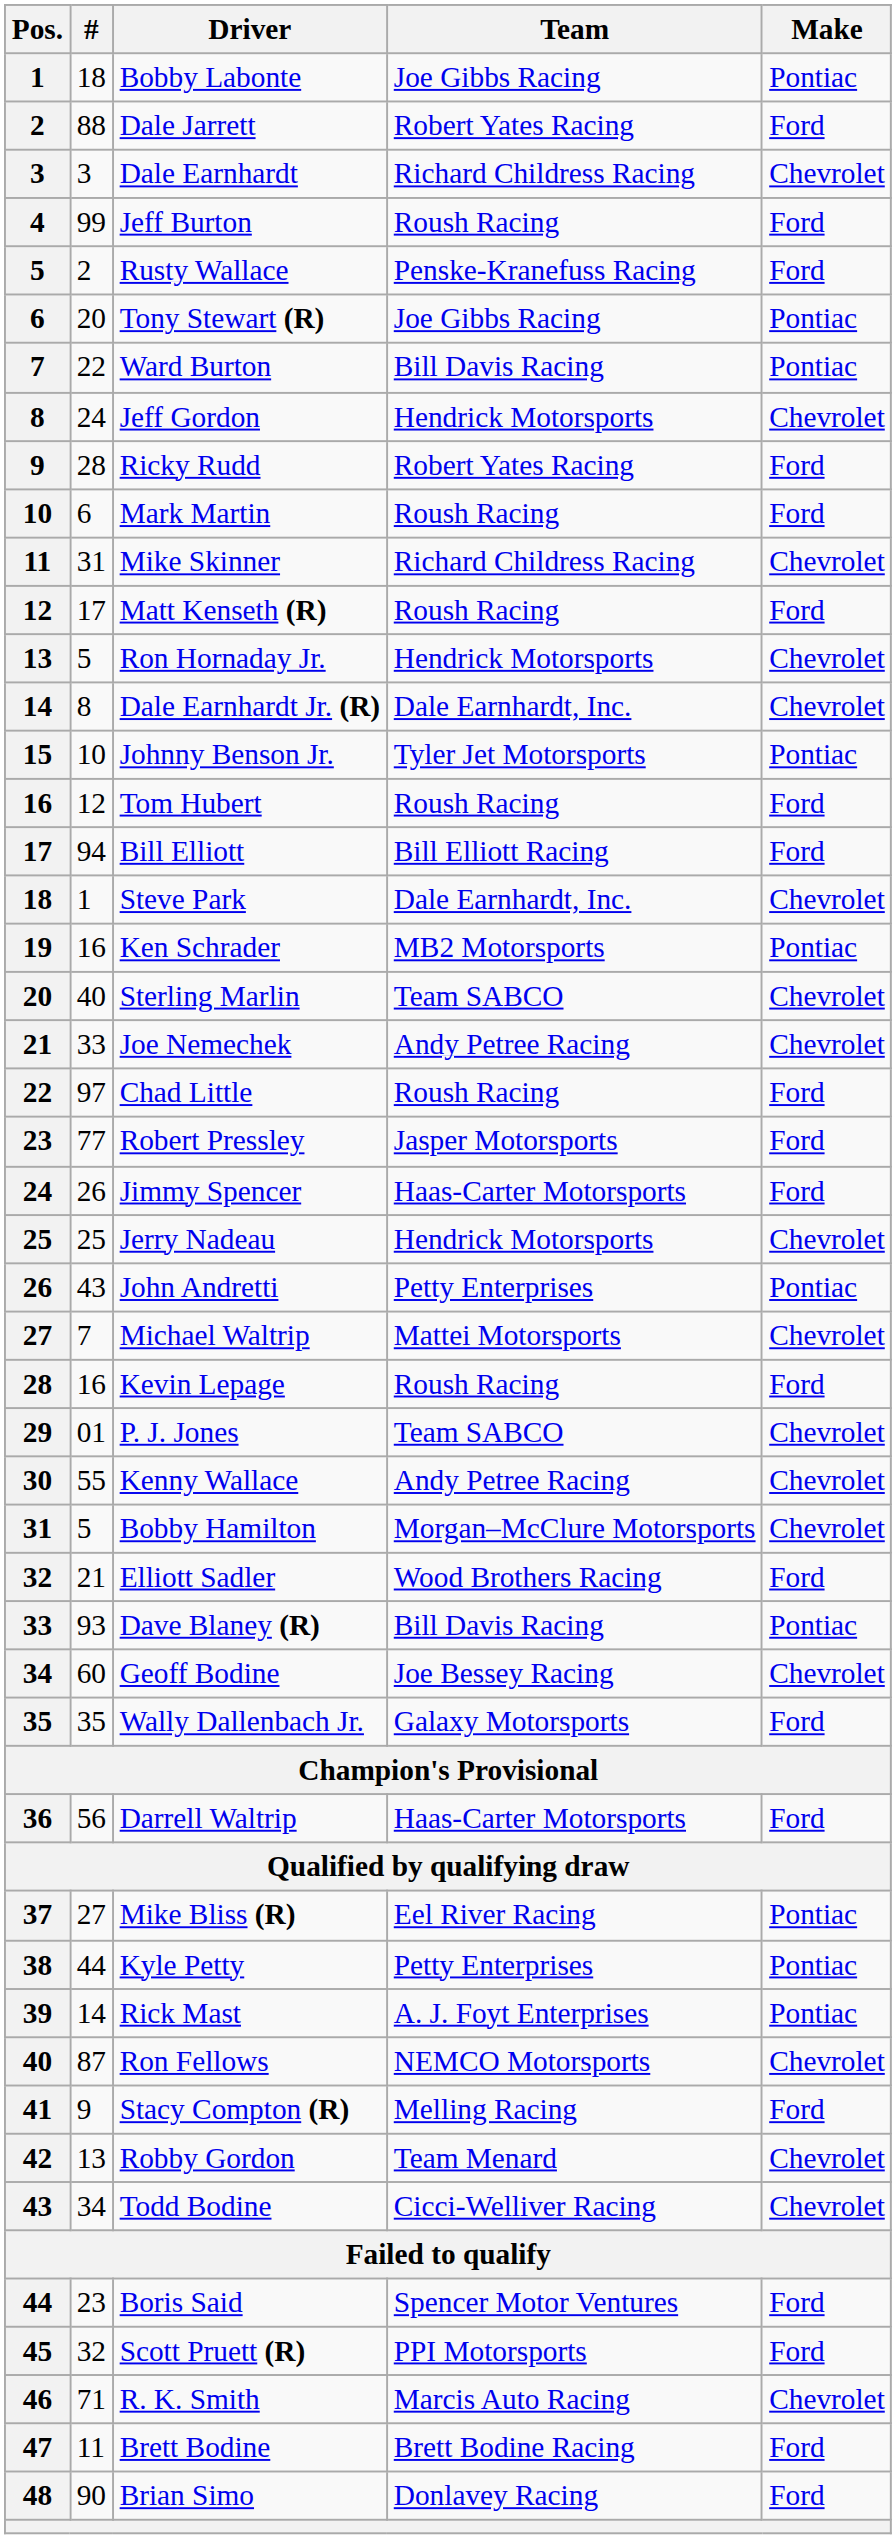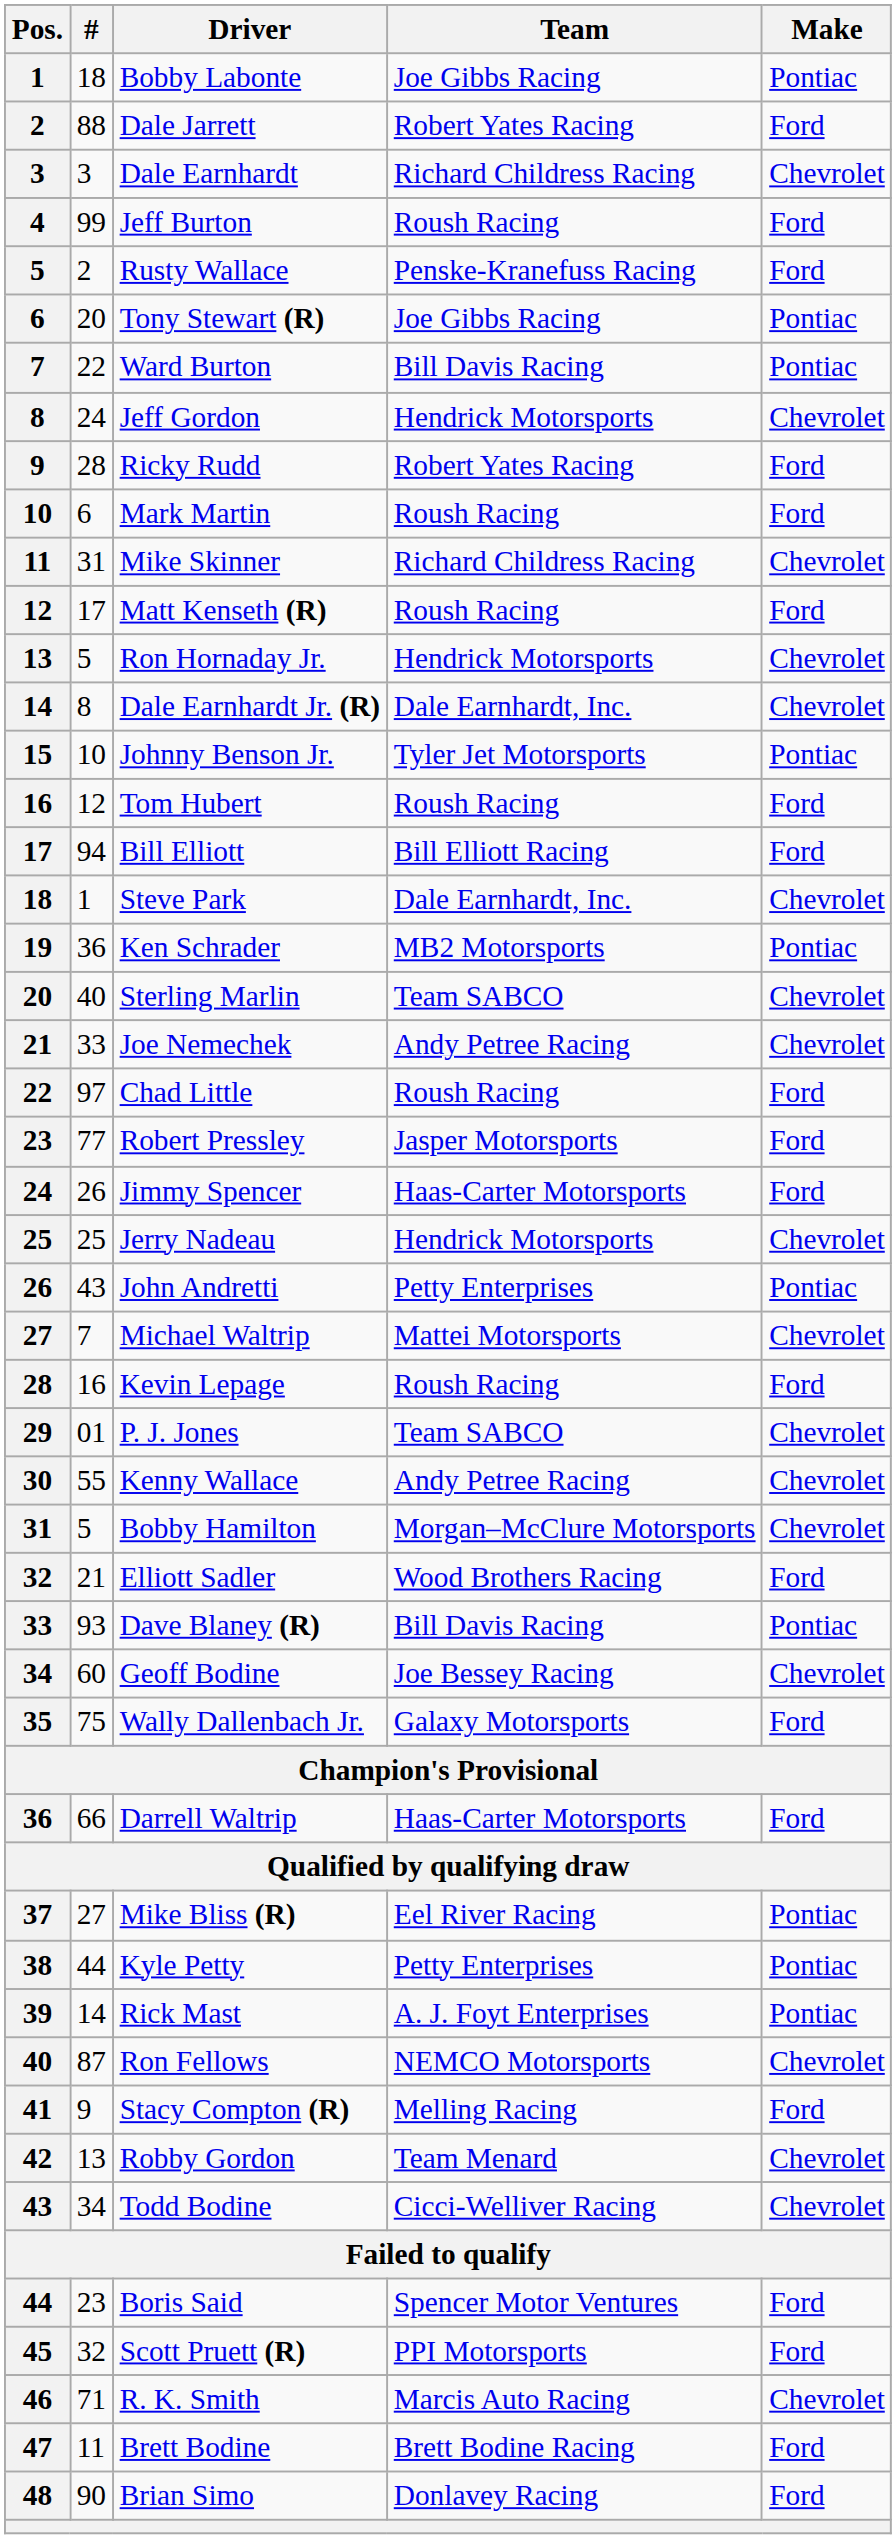(91, 947) 16 -> (91, 947) 36
(91, 1721) 35 -> (91, 1721) 75
(91, 1818) 56 -> (91, 1818) 66
